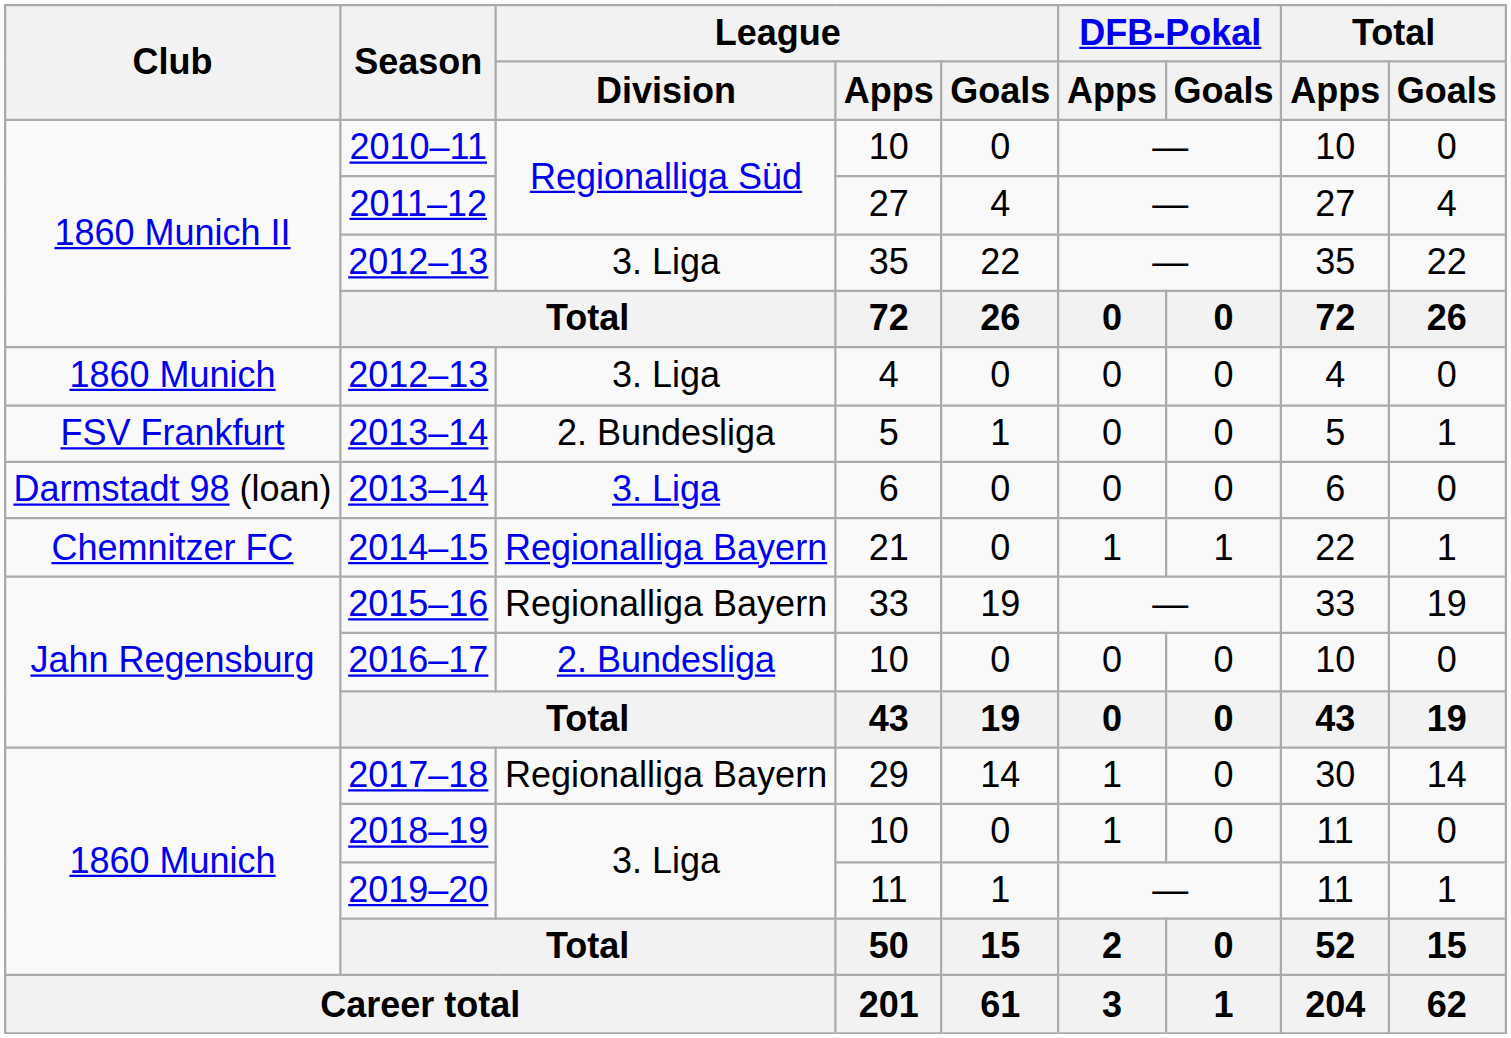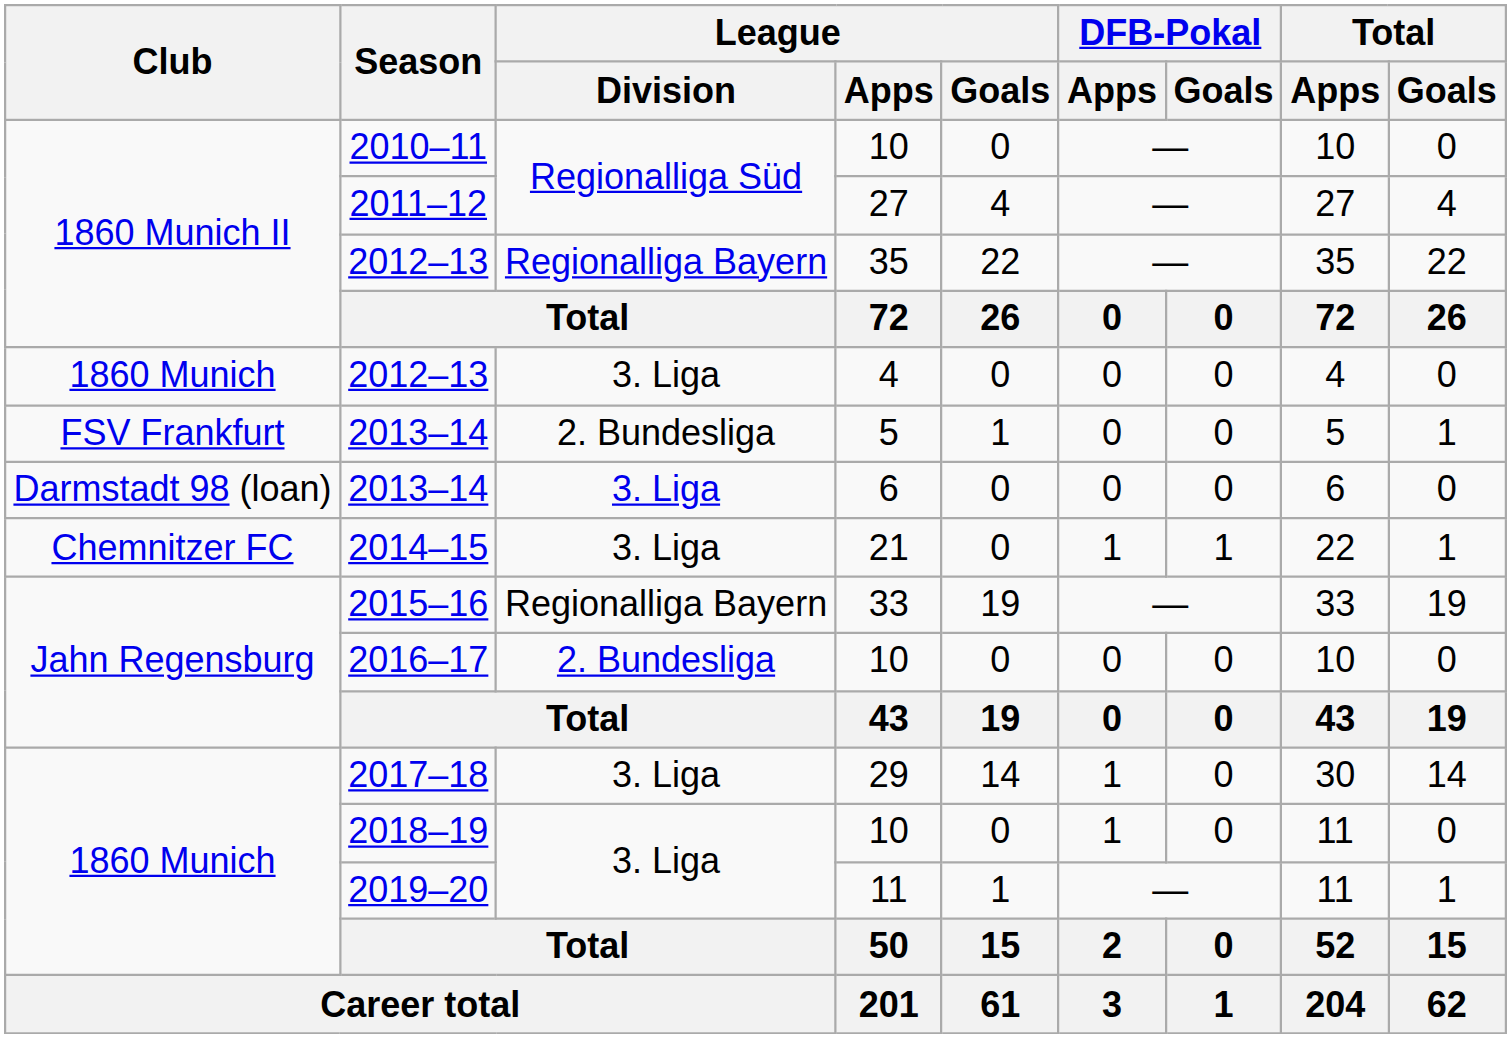(666, 261) 3. Liga -> (666, 261) Regionalliga Bayern
(666, 546) Regionalliga Bayern -> (666, 546) 3. Liga
(666, 775) Regionalliga Bayern -> (666, 775) 3. Liga
